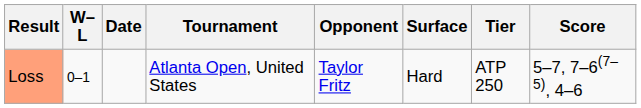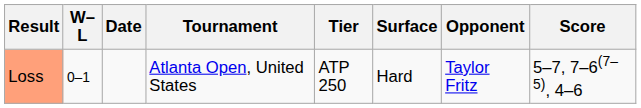columns swapped: (500, 27) <-> (359, 27)
